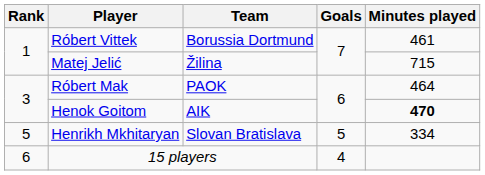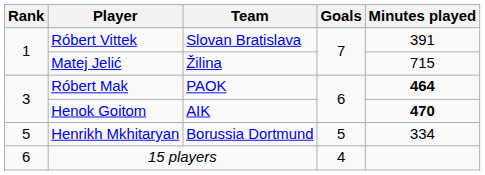(250, 39) Borussia Dortmund -> (244, 39) Slovan Bratislava
(422, 39) 461 -> (422, 39) 391
(422, 87) normal -> (422, 87) bold
(244, 134) Slovan Bratislava -> (250, 134) Borussia Dortmund
